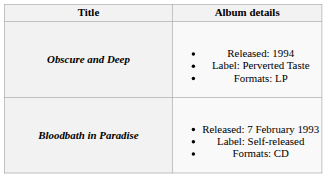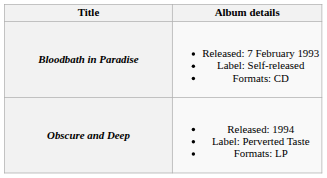rows swapped: (88, 135) <-> (88, 59)
